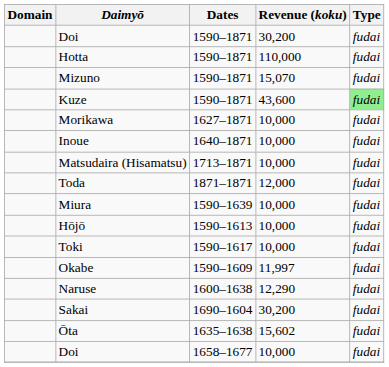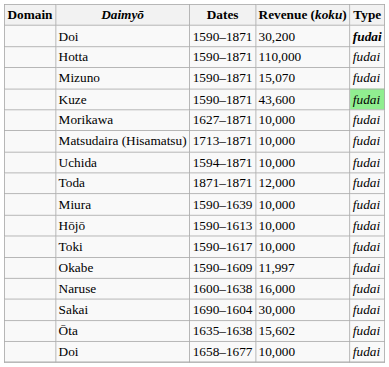(367, 36) normal -> (367, 36) bold
- row: (74, 141)
+ row: (78, 162)
(277, 288) 12,290 -> (277, 288) 16,000
(277, 309) 30,200 -> (277, 309) 30,000
